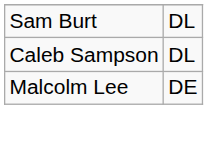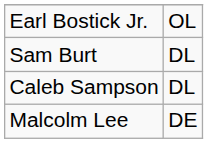+ row: (79, 21)
